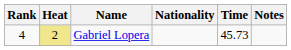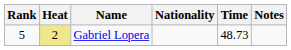(22, 35) 4 -> (22, 35) 5
(234, 35) 45.73 -> (234, 35) 48.73
